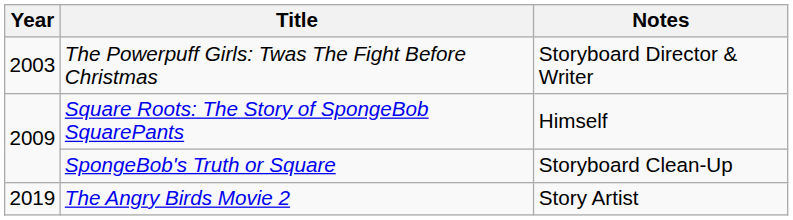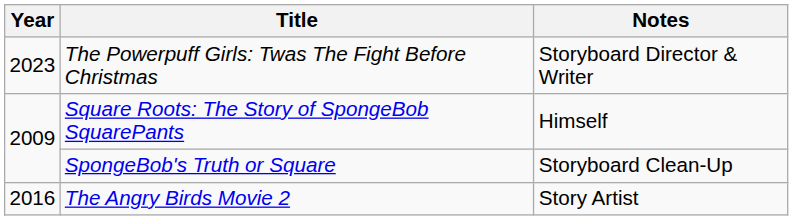(32, 65) 2003 -> (32, 65) 2023
(32, 198) 2019 -> (32, 198) 2016
